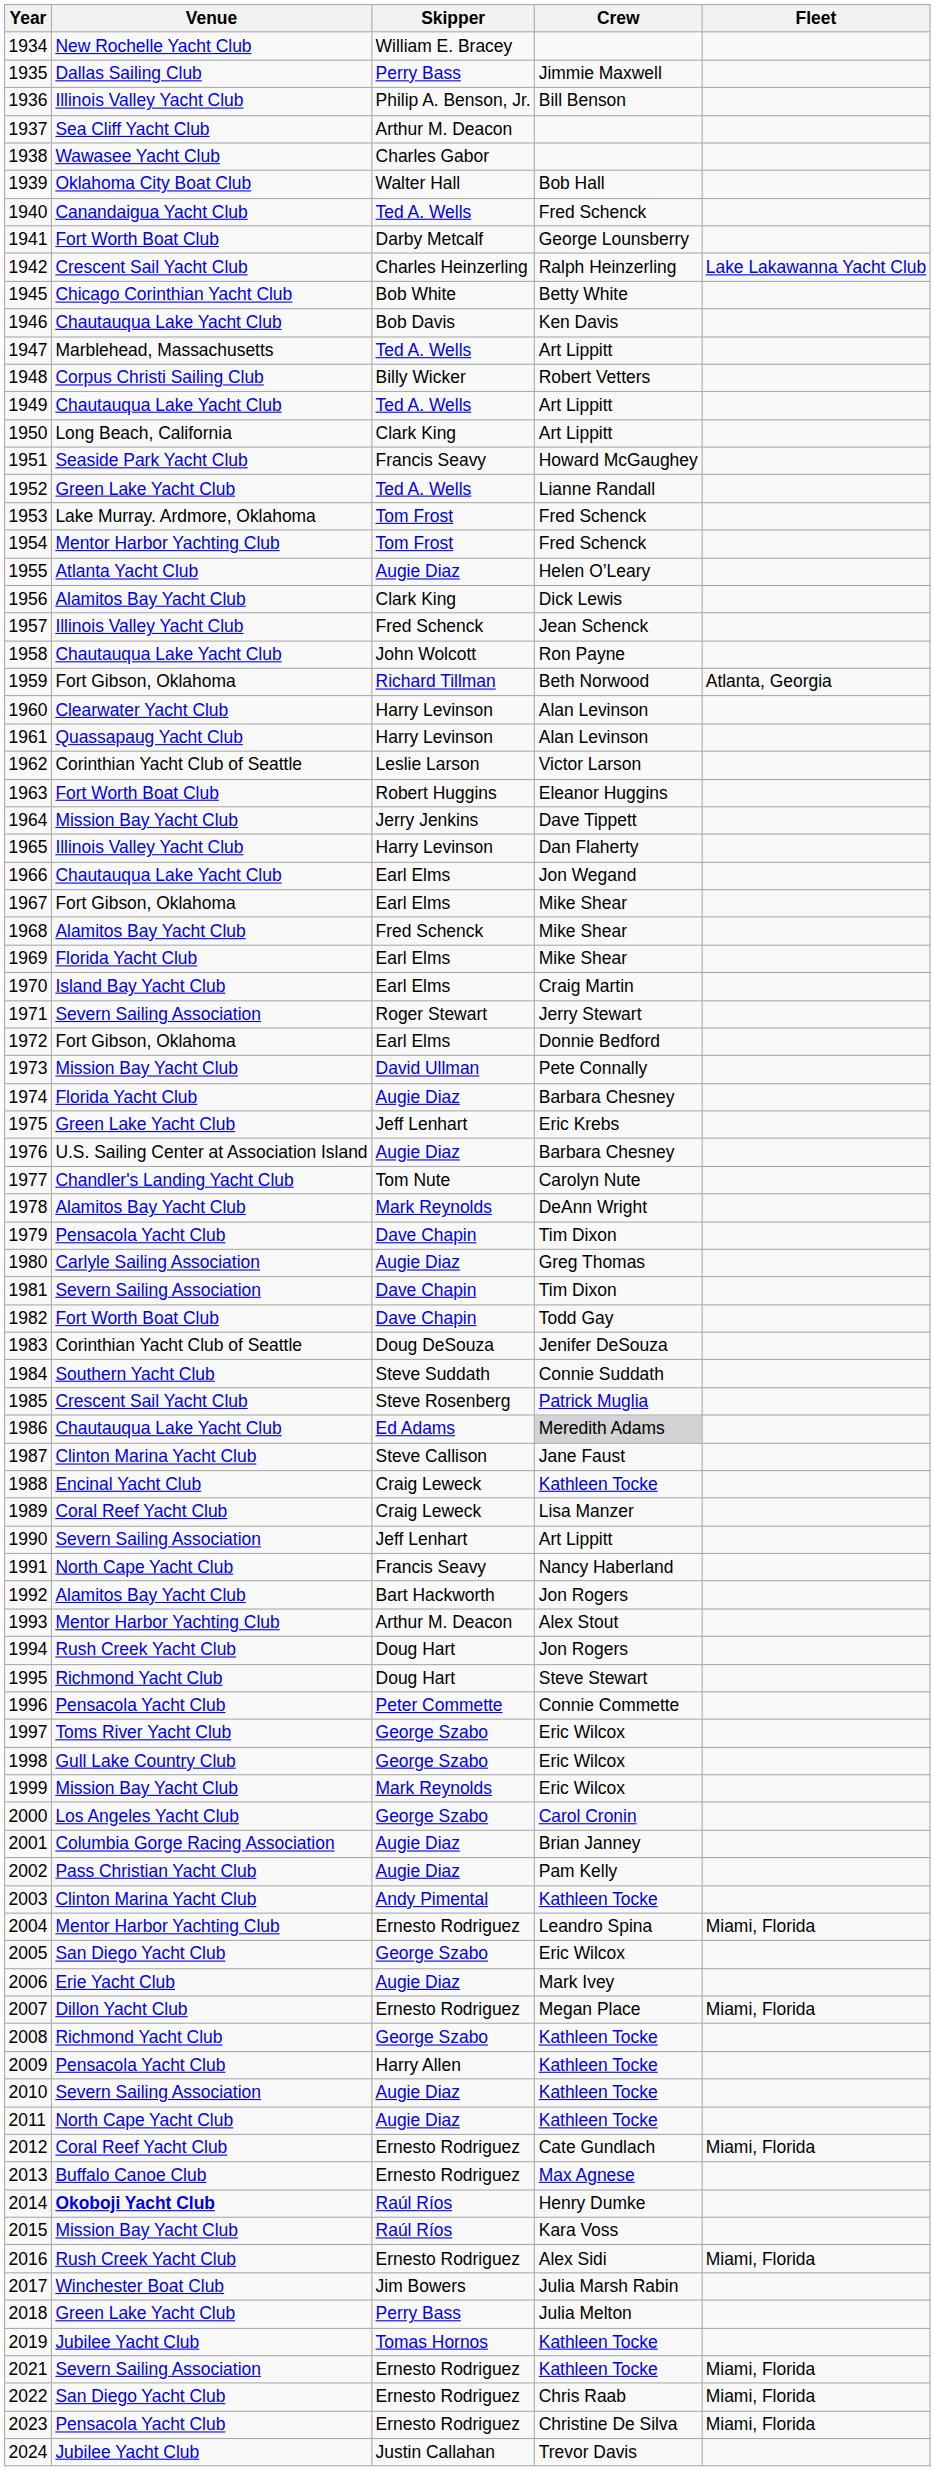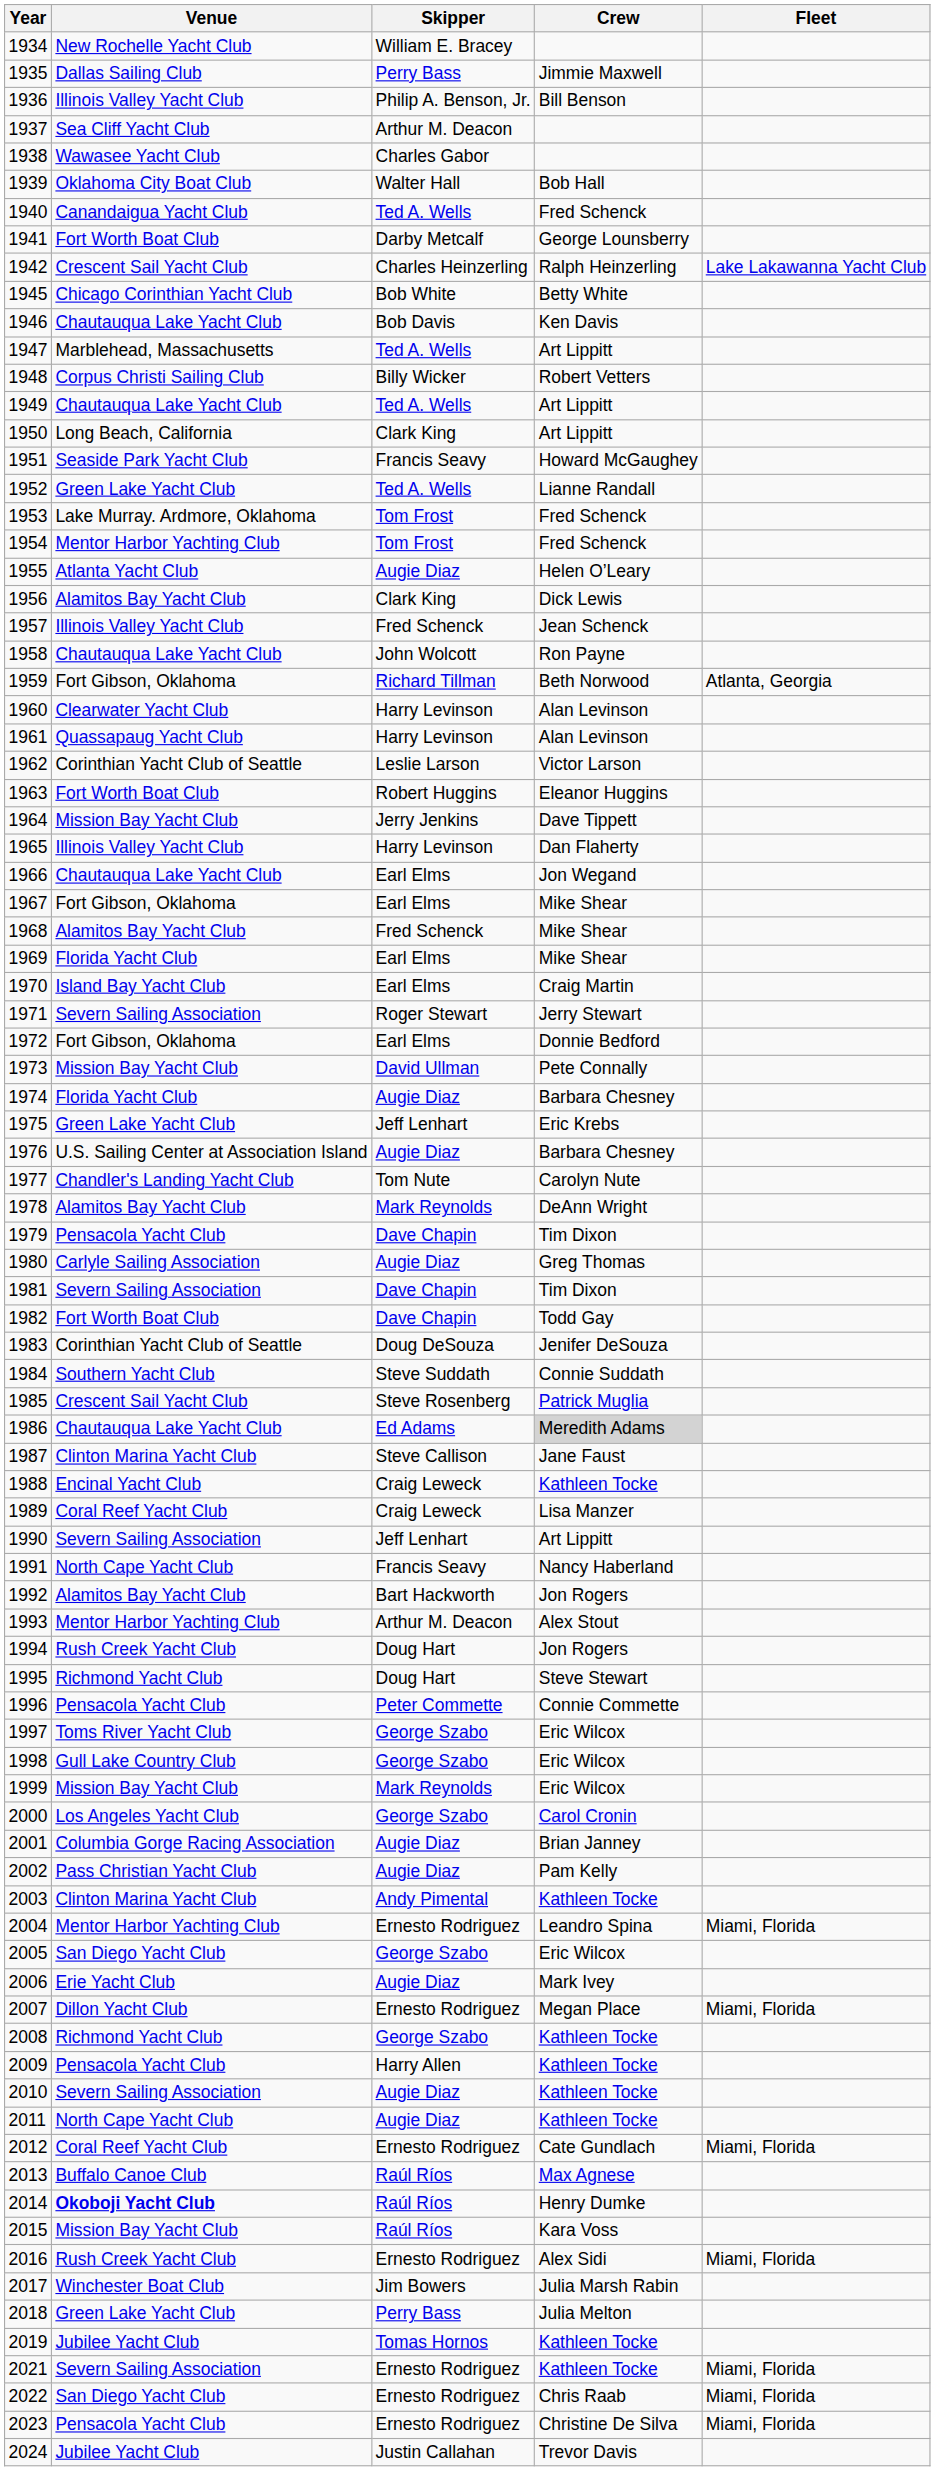(448, 2175) Ernesto Rodriguez -> (414, 2175) Raúl Ríos
